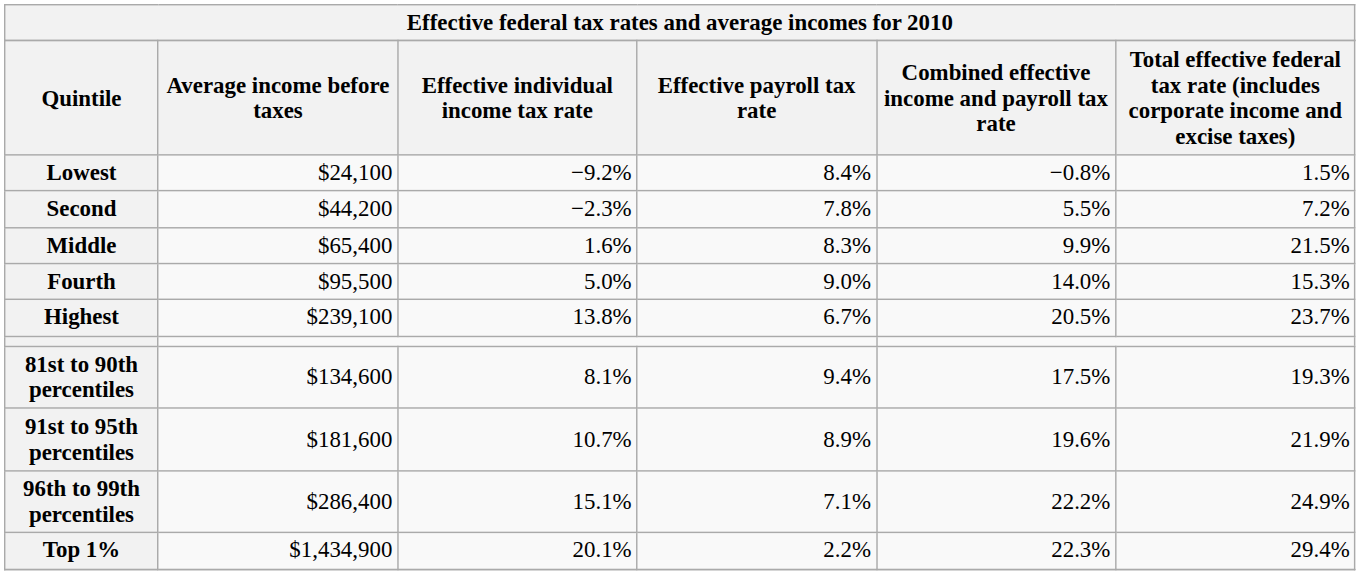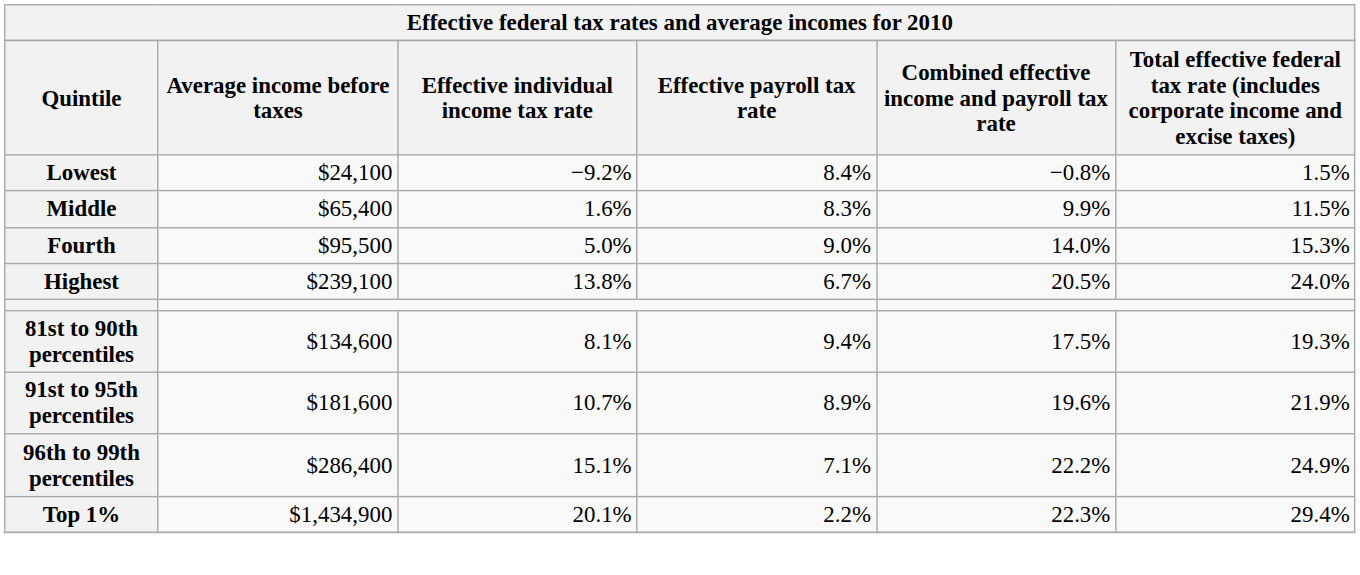- row: (81, 208)
(1320, 245) 21.5% -> (1321, 208) 11.5%
(1320, 317) 23.7% -> (1320, 281) 24.0%
